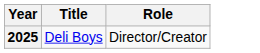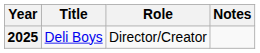+ column: (232, 15)
